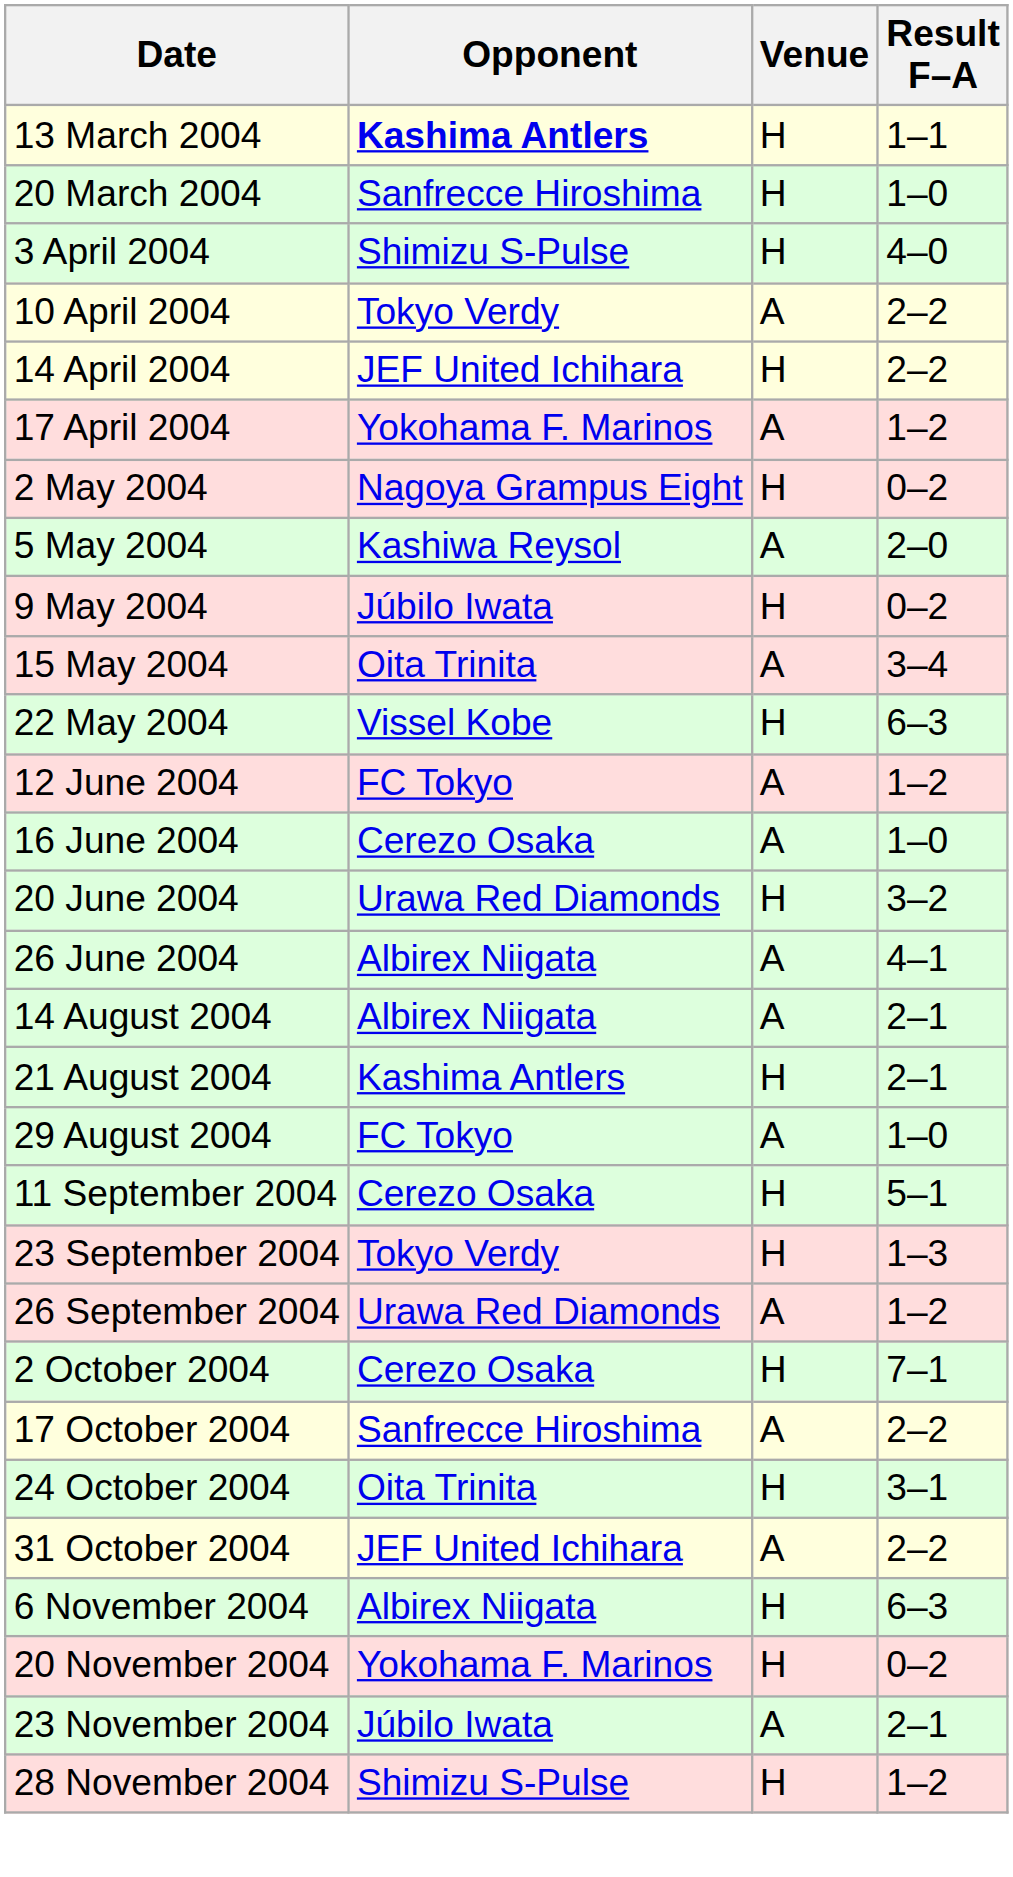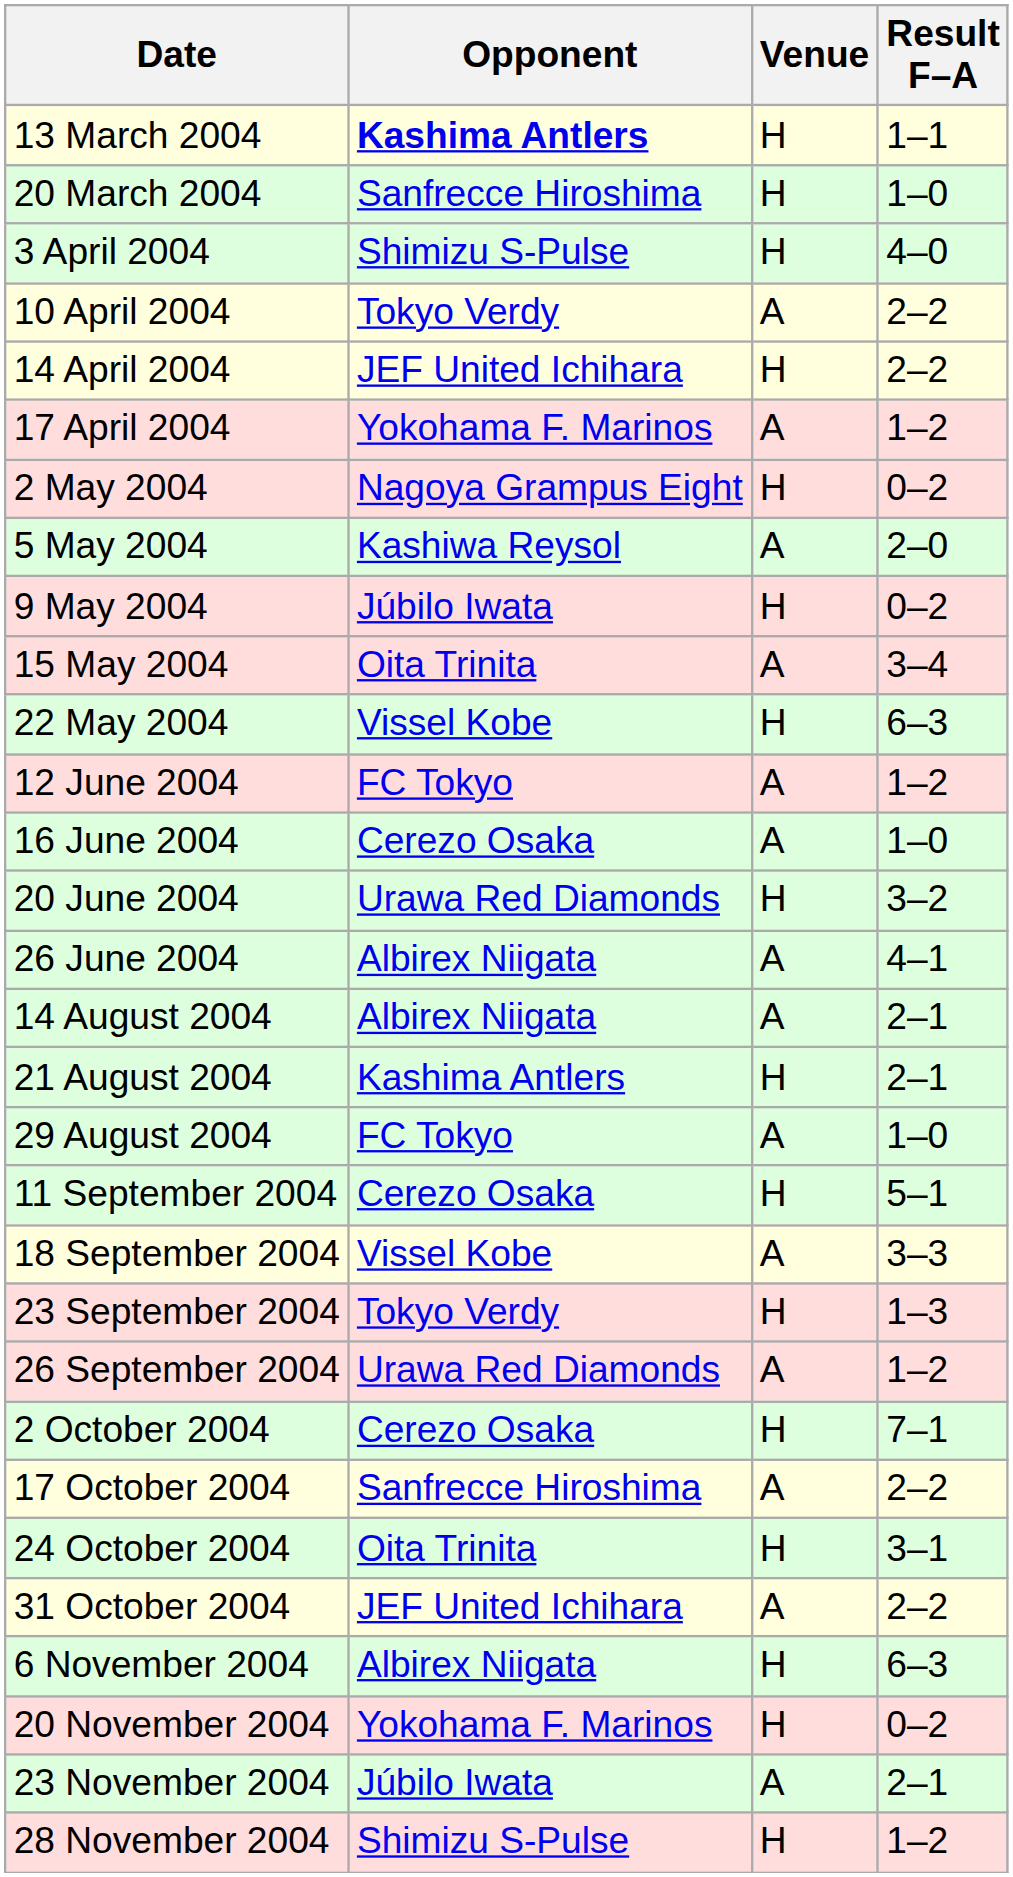+ row: (177, 1253)
